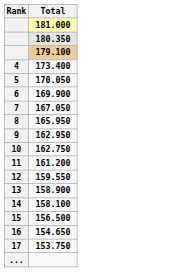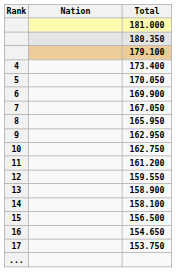+ column: (75, 11)
